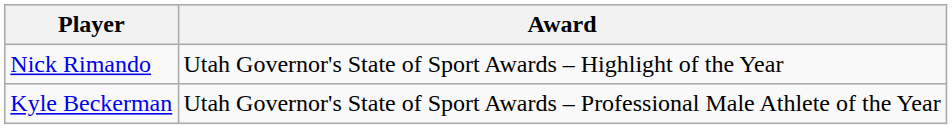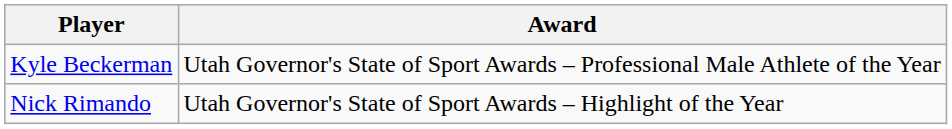rows swapped: (81, 64) <-> (91, 103)
